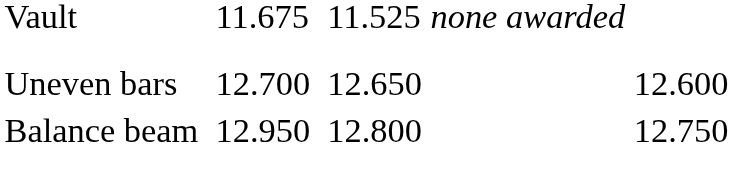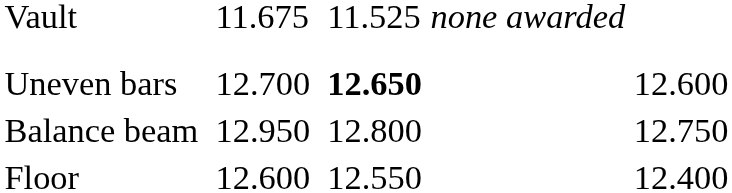(375, 83) normal -> (375, 83) bold
+ row: (42, 177)
